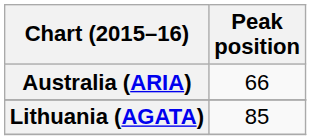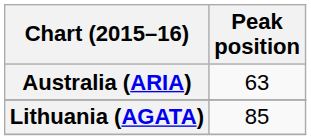(257, 81) 66 -> (257, 81) 63
